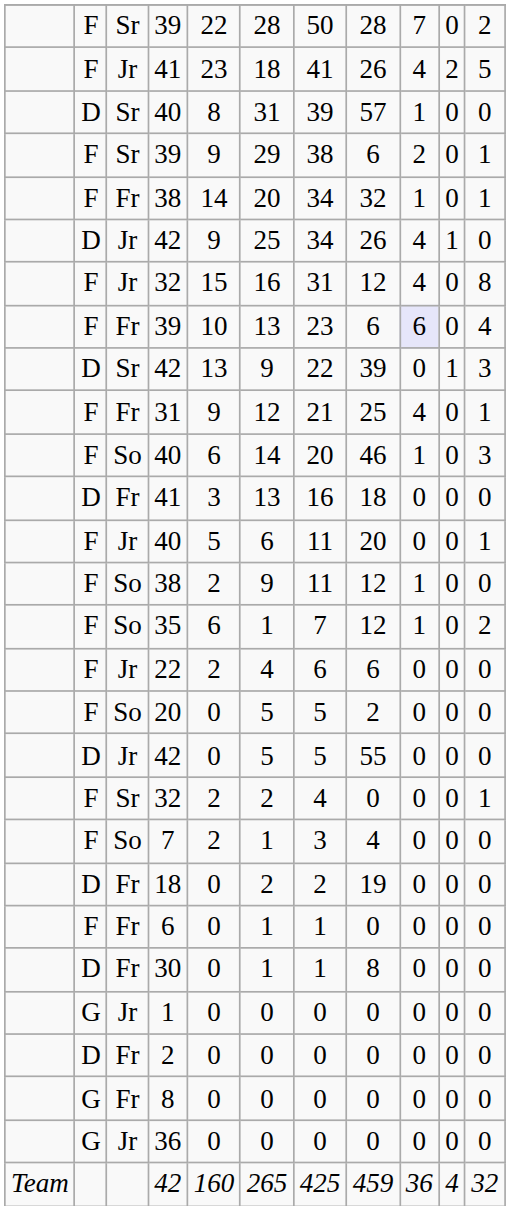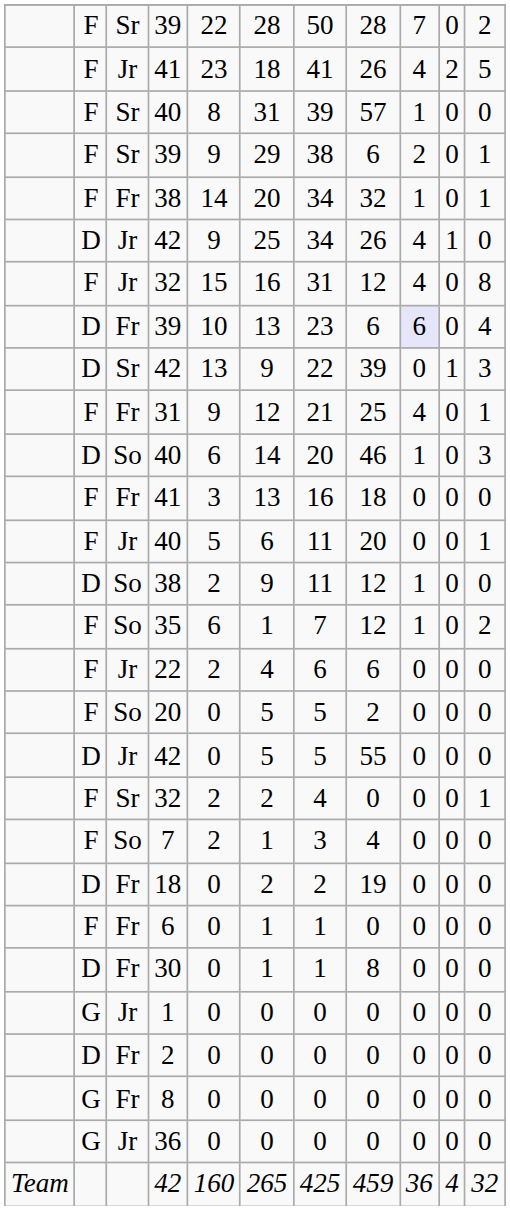(91, 111) D -> (91, 111) F
(91, 326) F -> (91, 326) D
(91, 454) F -> (91, 454) D
(91, 497) D -> (91, 497) F
(91, 583) F -> (91, 583) D
